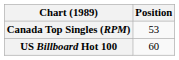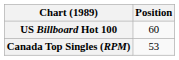rows swapped: (69, 30) <-> (69, 47)
